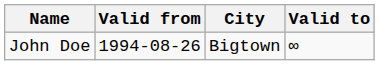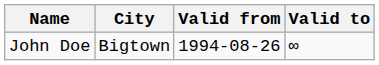columns swapped: (245, 19) <-> (150, 19)
